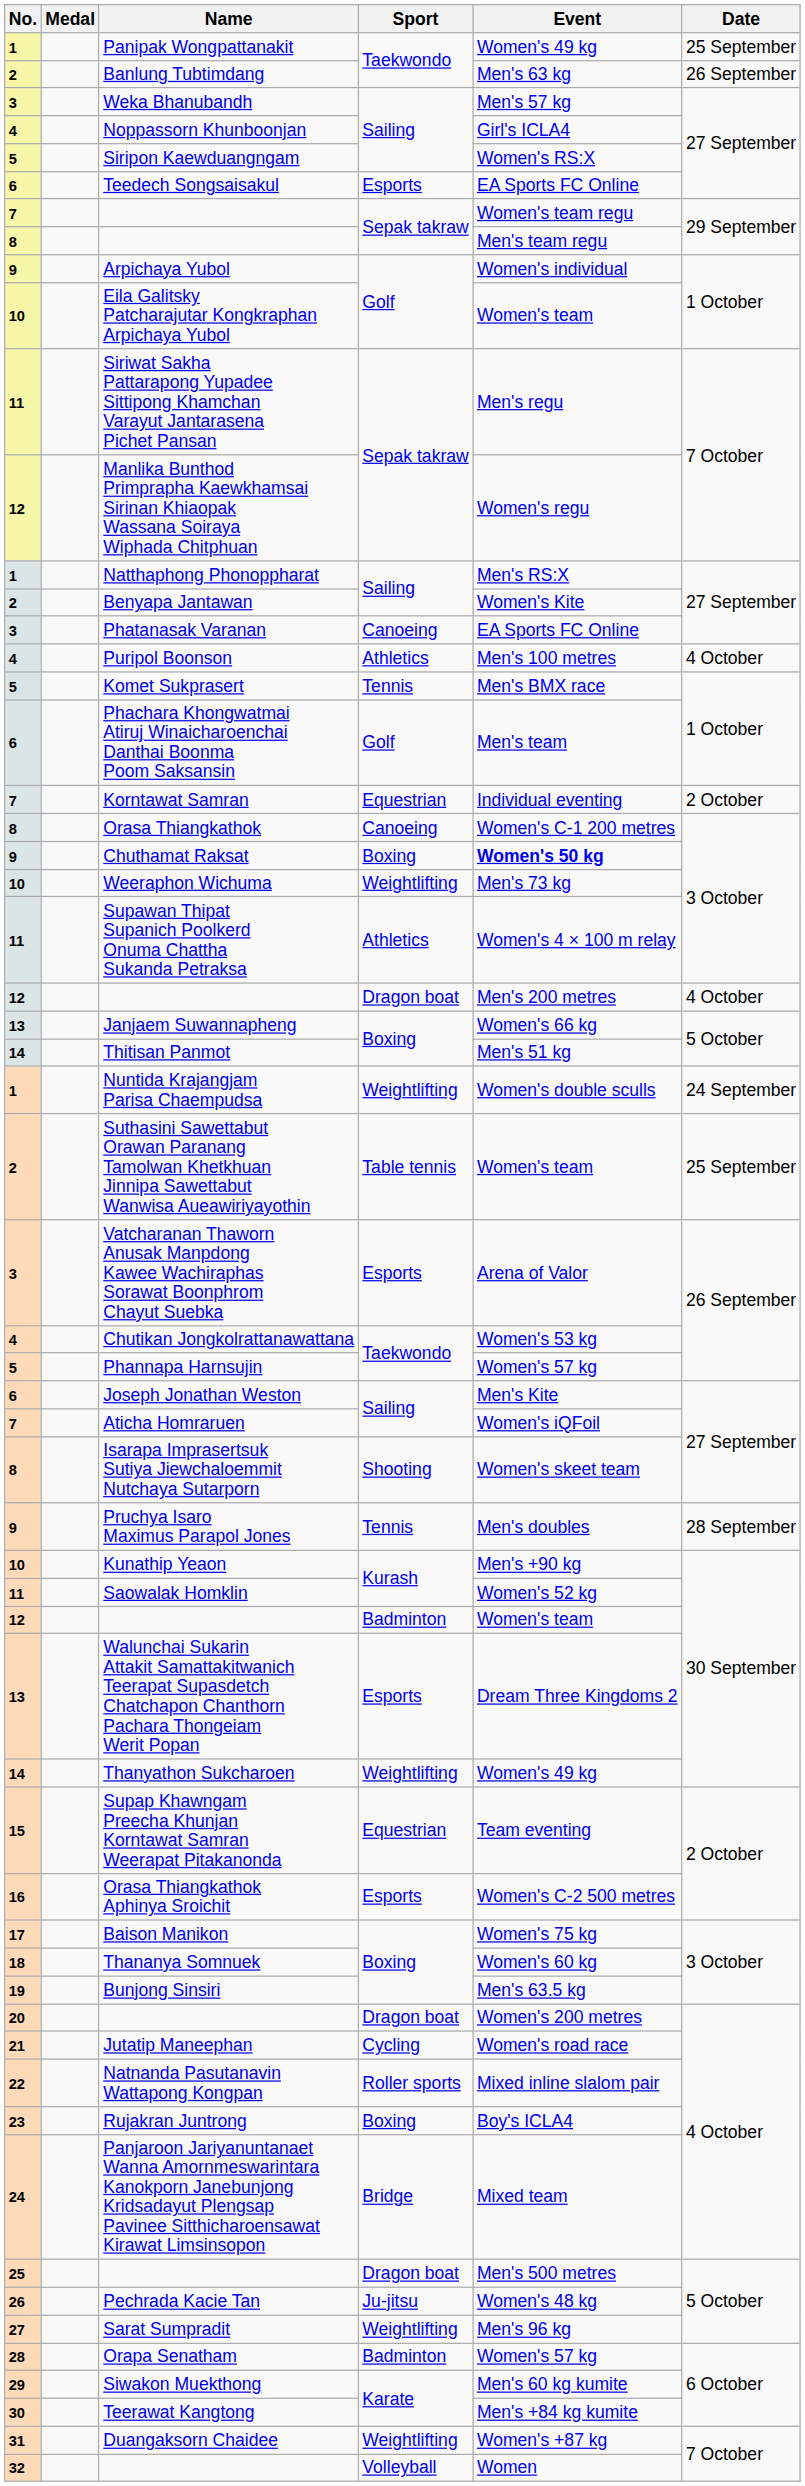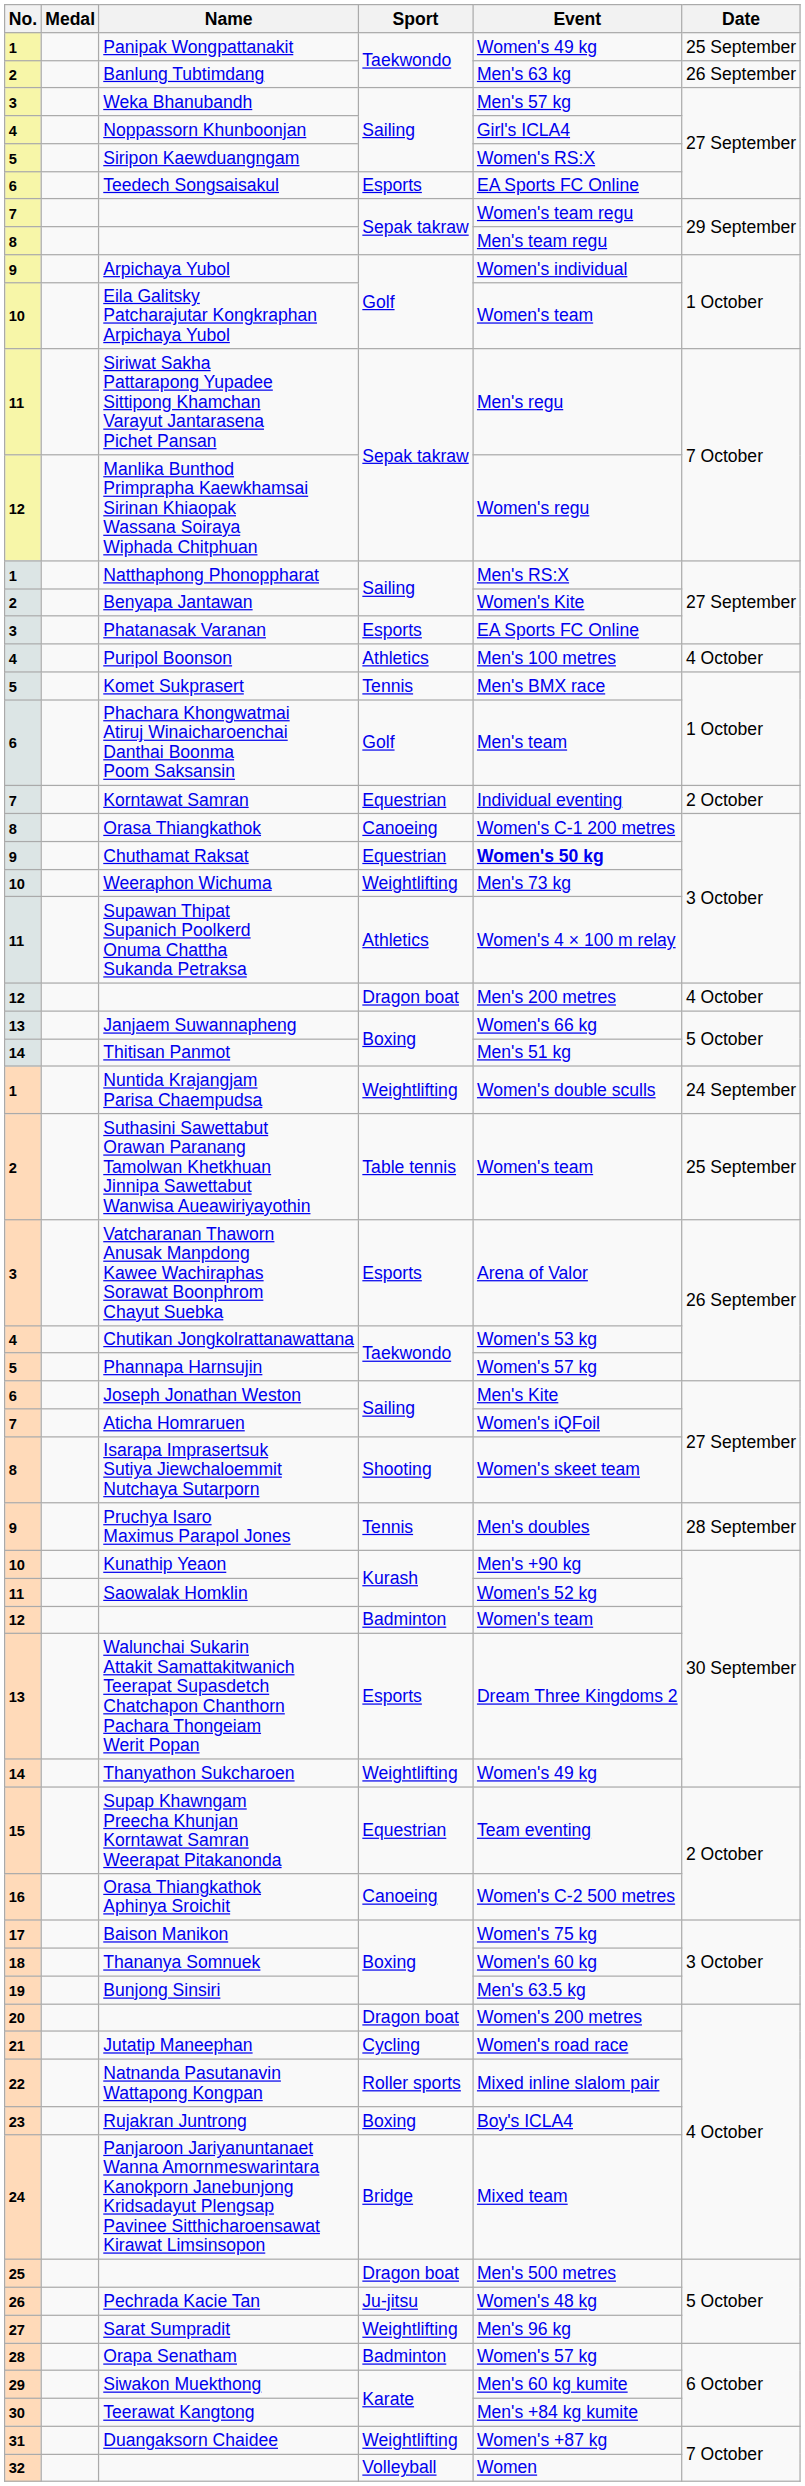(400, 630) Canoeing -> (392, 630) Esports
(389, 855) Boxing -> (404, 855) Equestrian
(392, 1897) Esports -> (400, 1897) Canoeing
